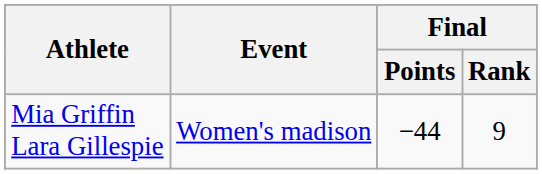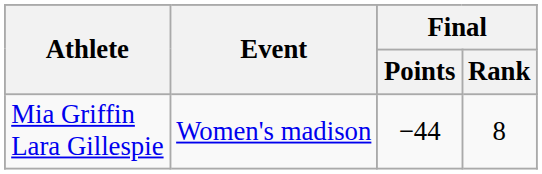(499, 131) 9 -> (499, 131) 8
